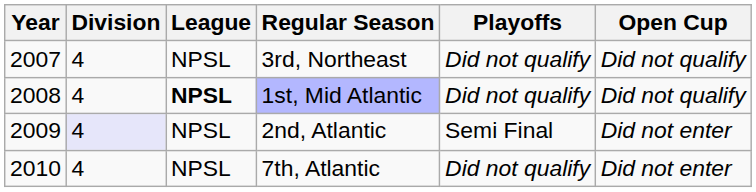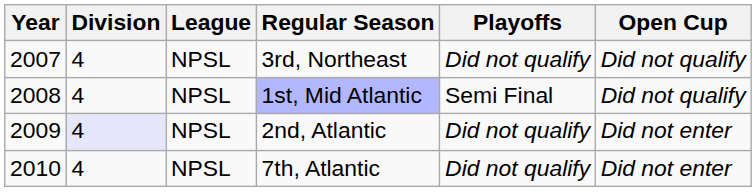(201, 95) bold -> (201, 95) normal
(518, 95) Did not qualify -> (499, 95) Semi Final
(499, 131) Semi Final -> (518, 131) Did not qualify
